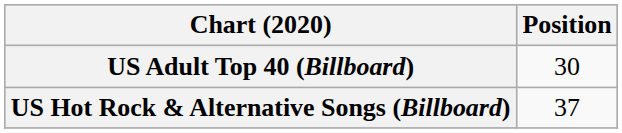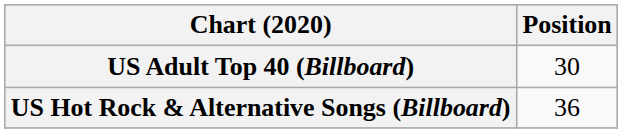(567, 107) 37 -> (567, 107) 36
